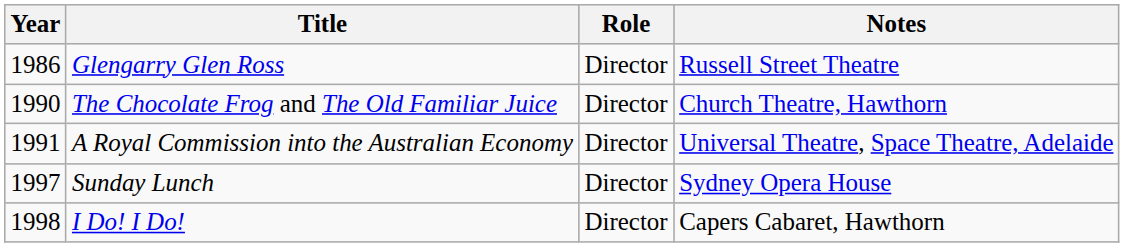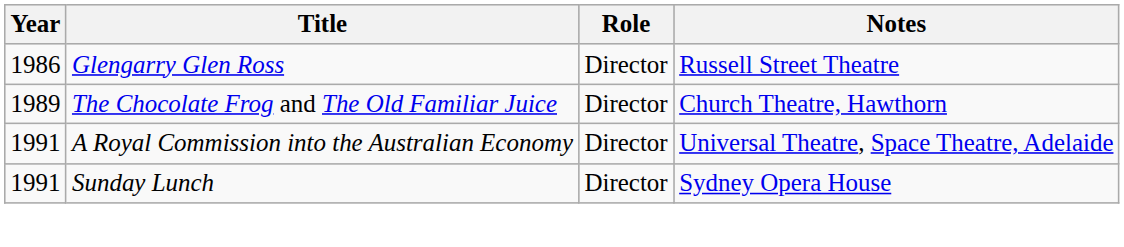(35, 103) 1990 -> (35, 103) 1989
(35, 182) 1997 -> (35, 182) 1991
- row: (128, 222)
